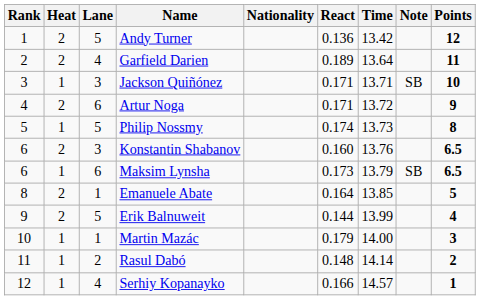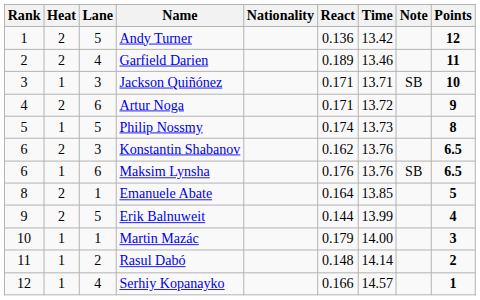(377, 60) 13.64 -> (377, 60) 13.46
(338, 149) 0.160 -> (338, 149) 0.162
(338, 171) 0.173 -> (338, 171) 0.176
(377, 171) 13.79 -> (377, 171) 13.76
